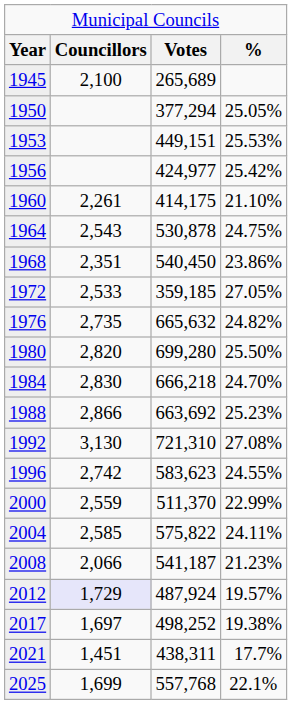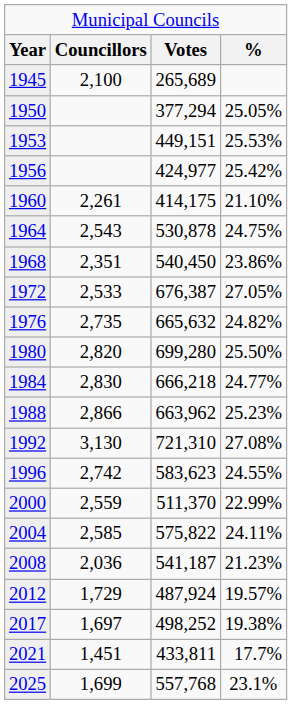(186, 291) 359,185 -> (186, 291) 676,387
(253, 381) 24.70% -> (253, 381) 24.77%
(186, 412) 663,692 -> (186, 412) 663,962
(101, 563) 2,066 -> (101, 563) 2,036
(101, 593) lavender background -> (101, 593) no background
(186, 653) 438,311 -> (186, 653) 433,811
(253, 684) 22.1% -> (253, 684) 23.1%
